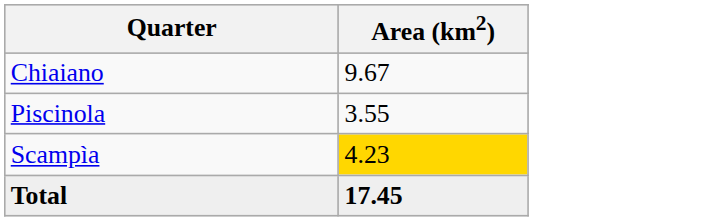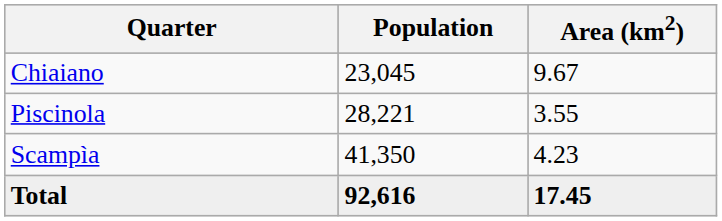+ column: (433, 28)
(433, 155) gold background -> (622, 155) no background
